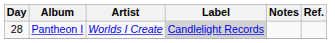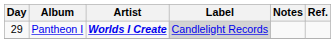(17, 30) 28 -> (17, 30) 29
(125, 30) normal -> (127, 30) bold
